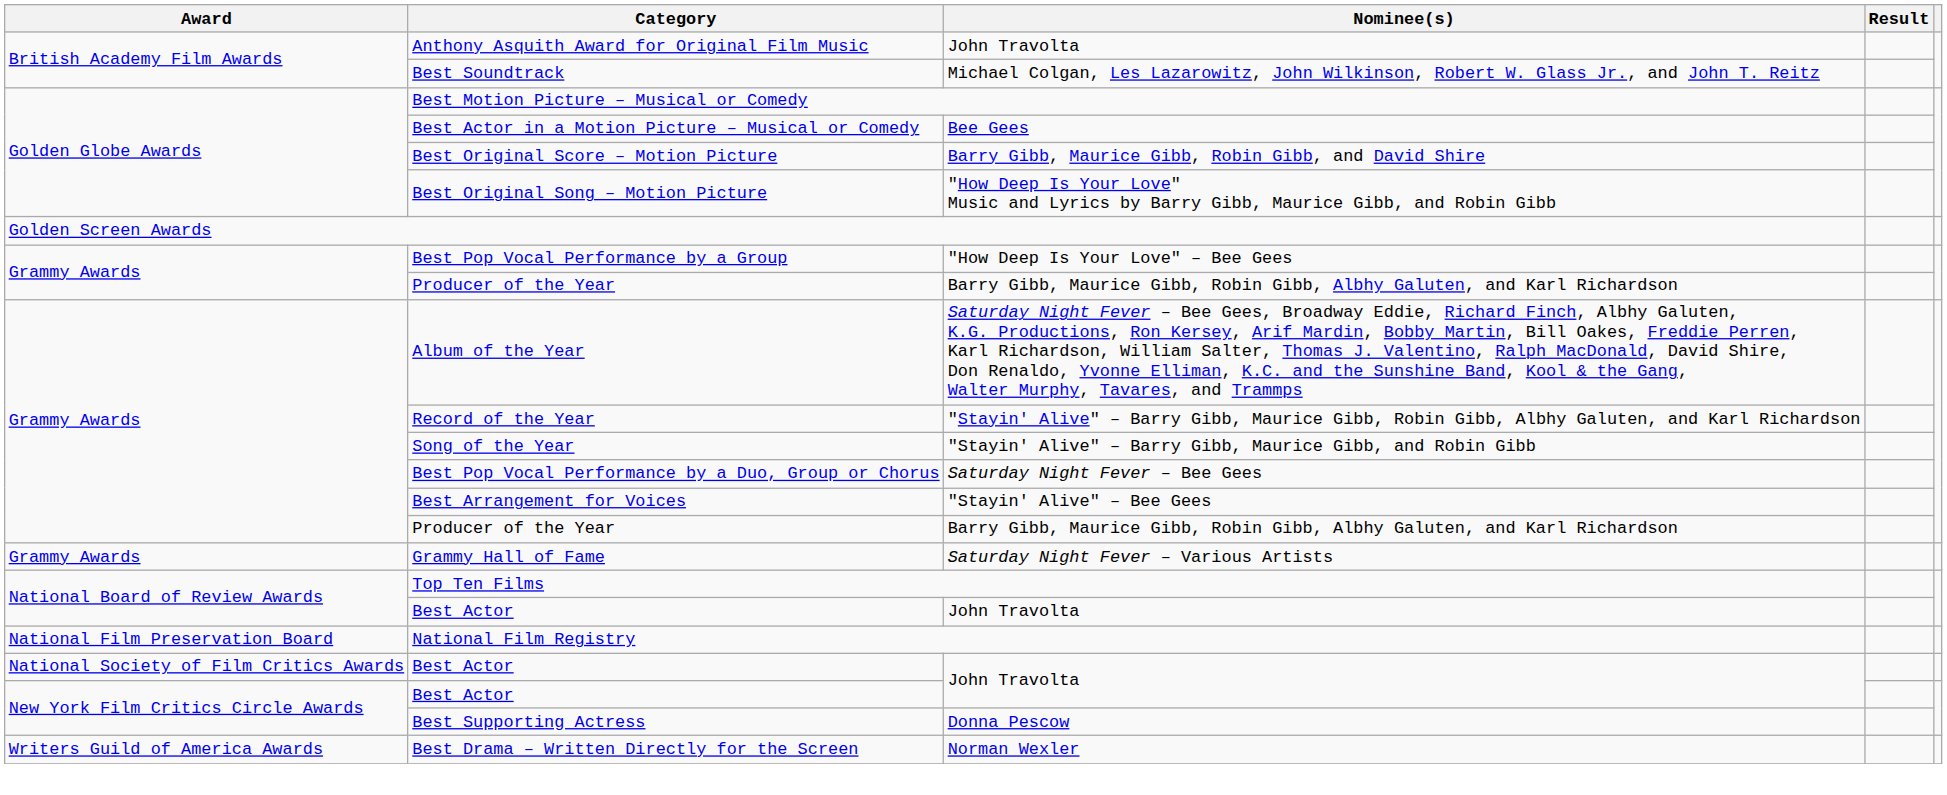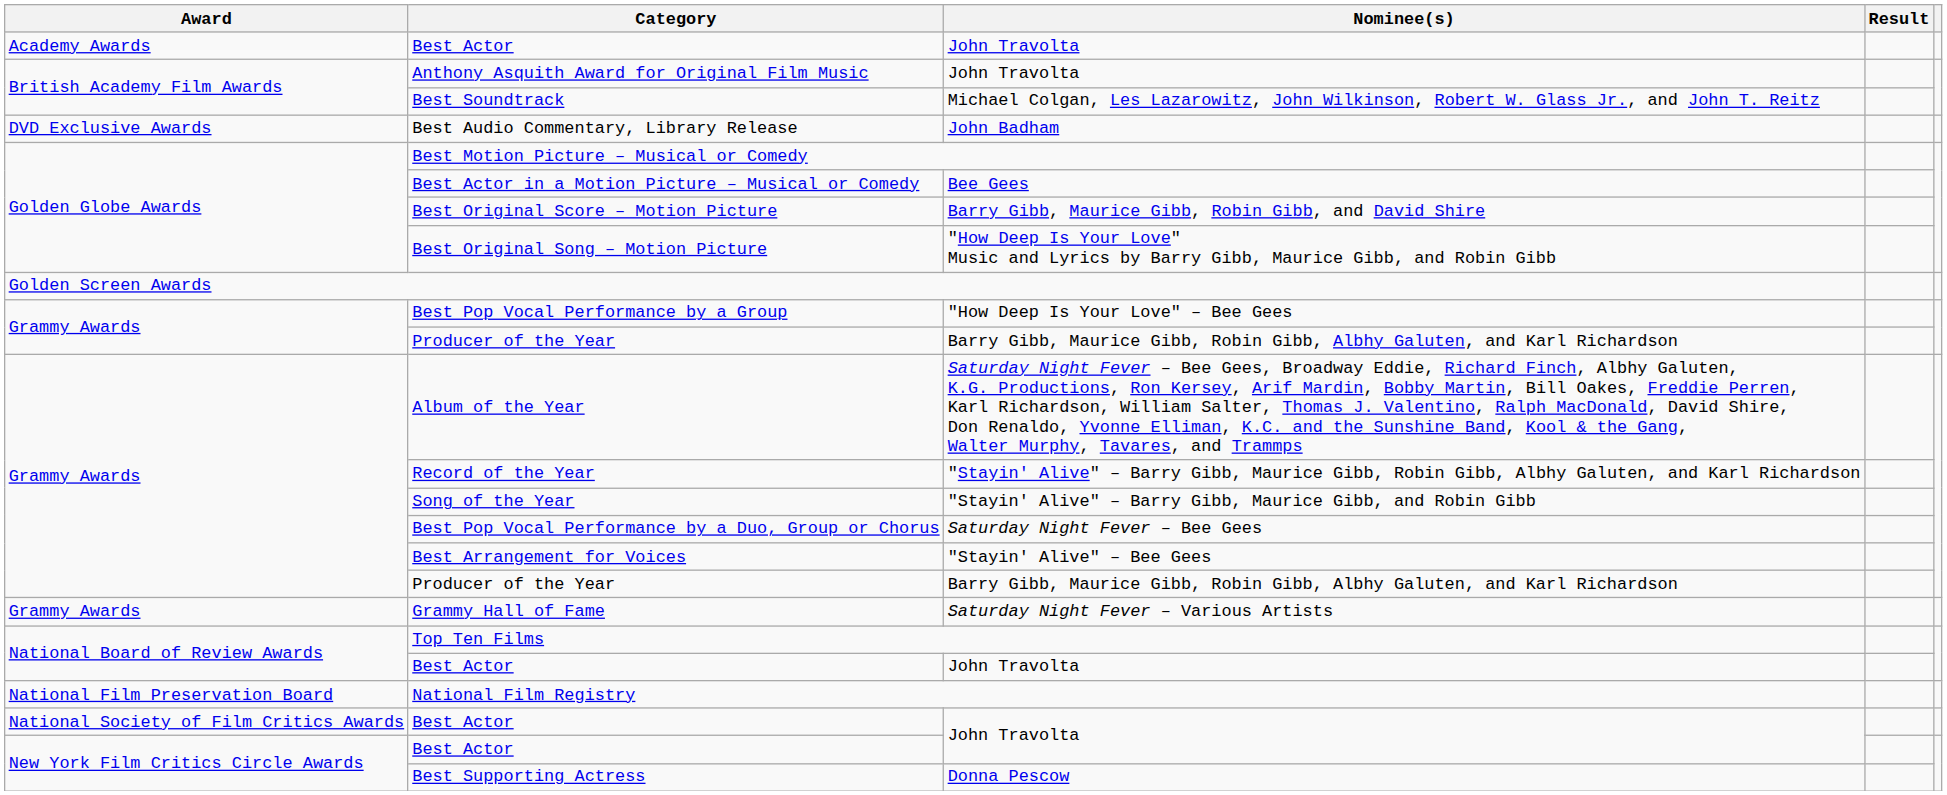+ row: (80, 46)
+ row: (110, 129)
- row: (166, 749)
